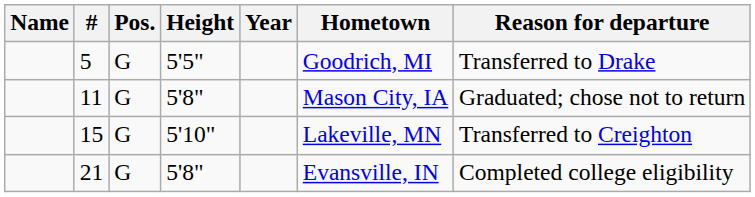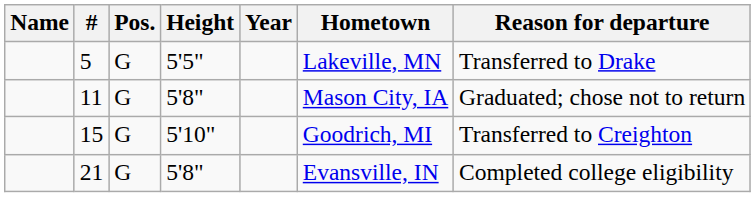(367, 60) Goodrich, MI -> (372, 60) Lakeville, MN
(372, 135) Lakeville, MN -> (367, 135) Goodrich, MI
